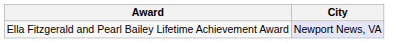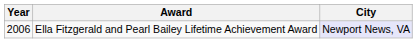+ column: (19, 12)
